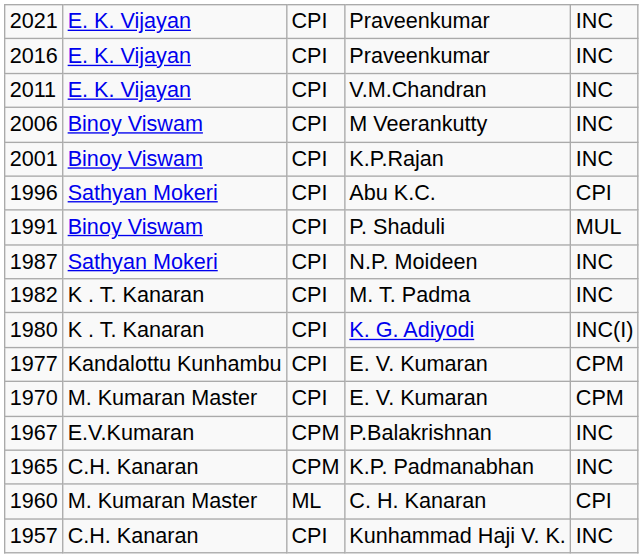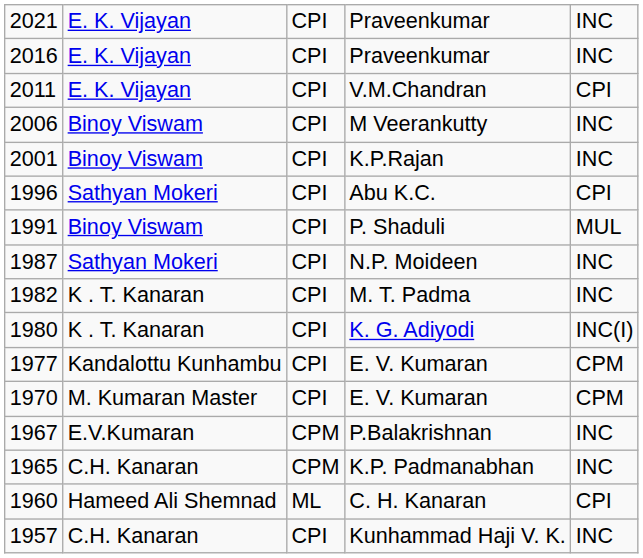(594, 90) INC -> (594, 90) CPI
(162, 501) M. Kumaran Master -> (172, 501) Hameed Ali Shemnad
